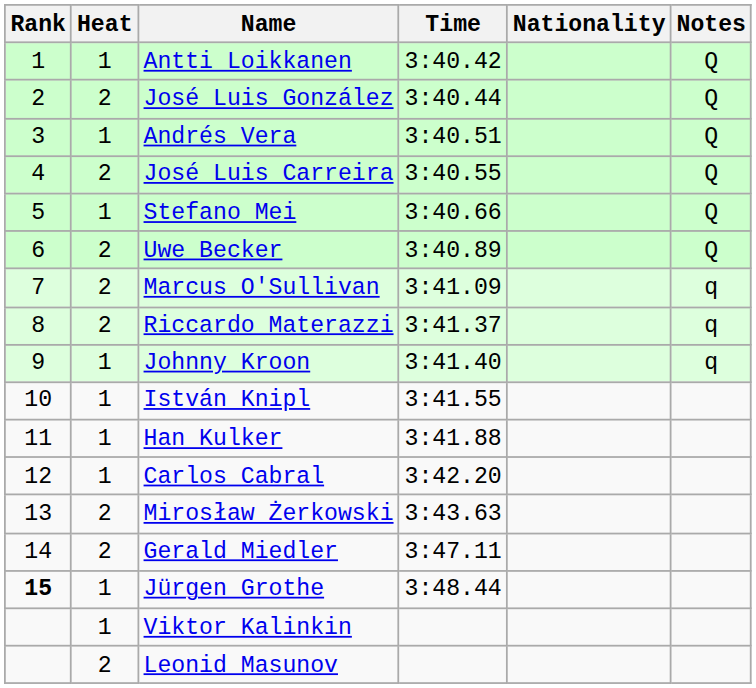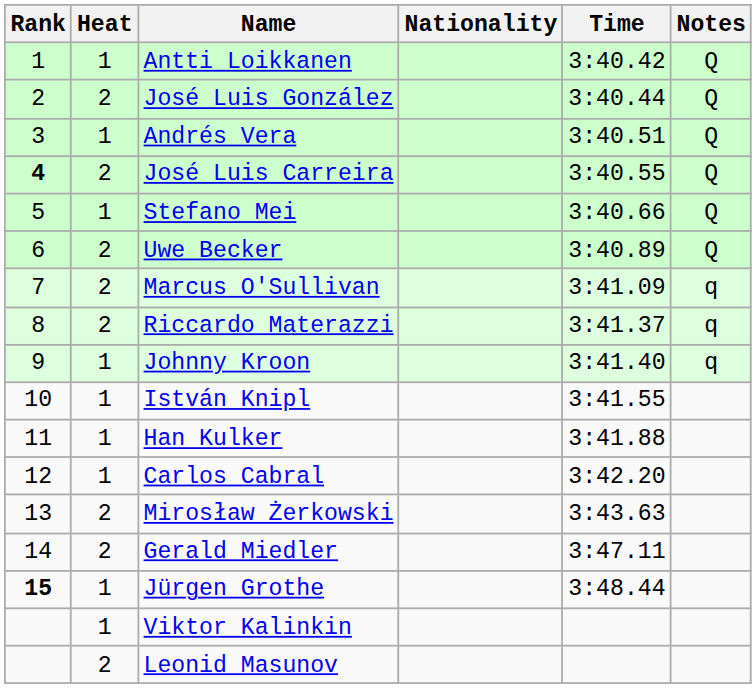columns swapped: (589, 24) <-> (453, 24)
(38, 175) normal -> (38, 175) bold
